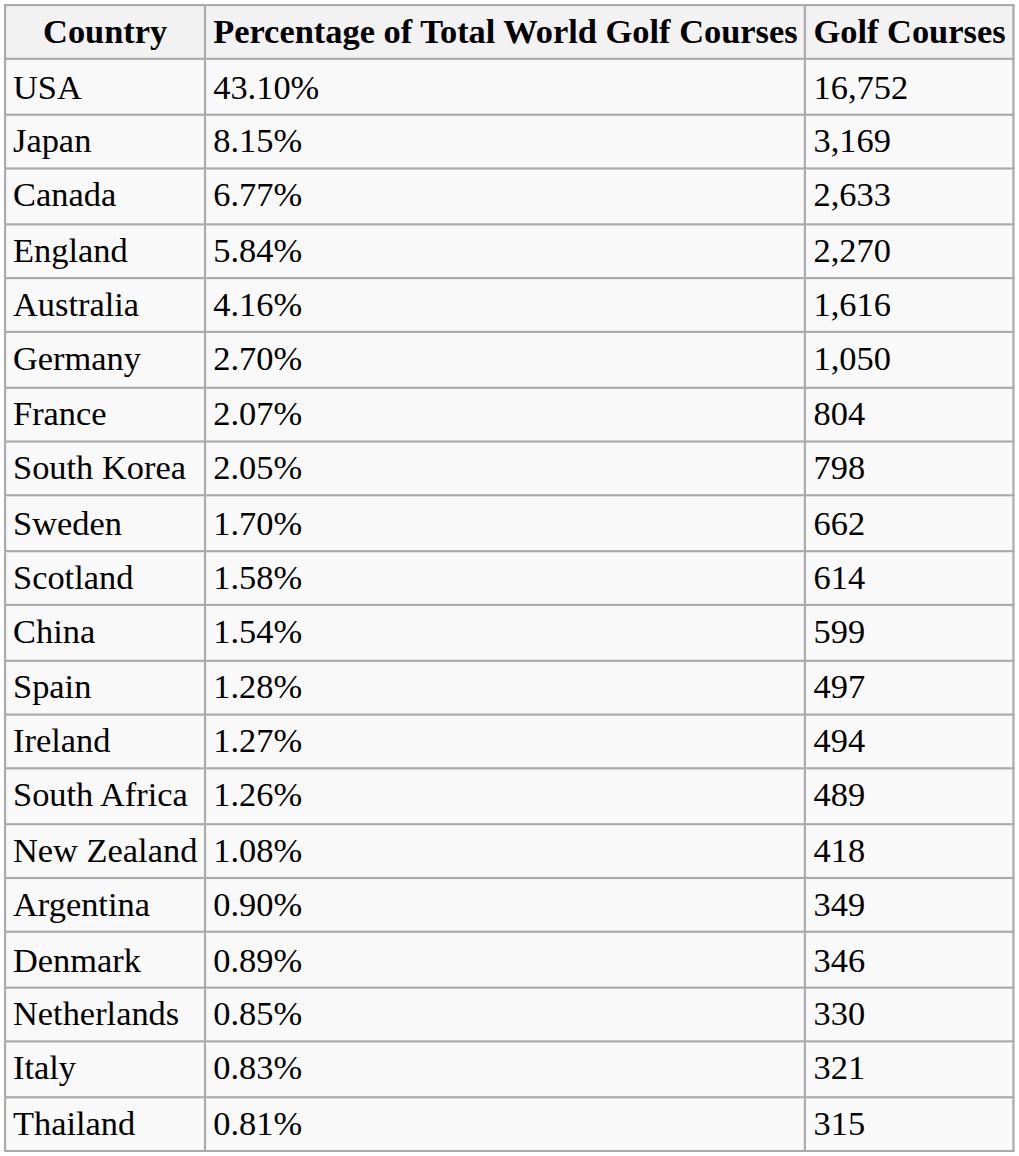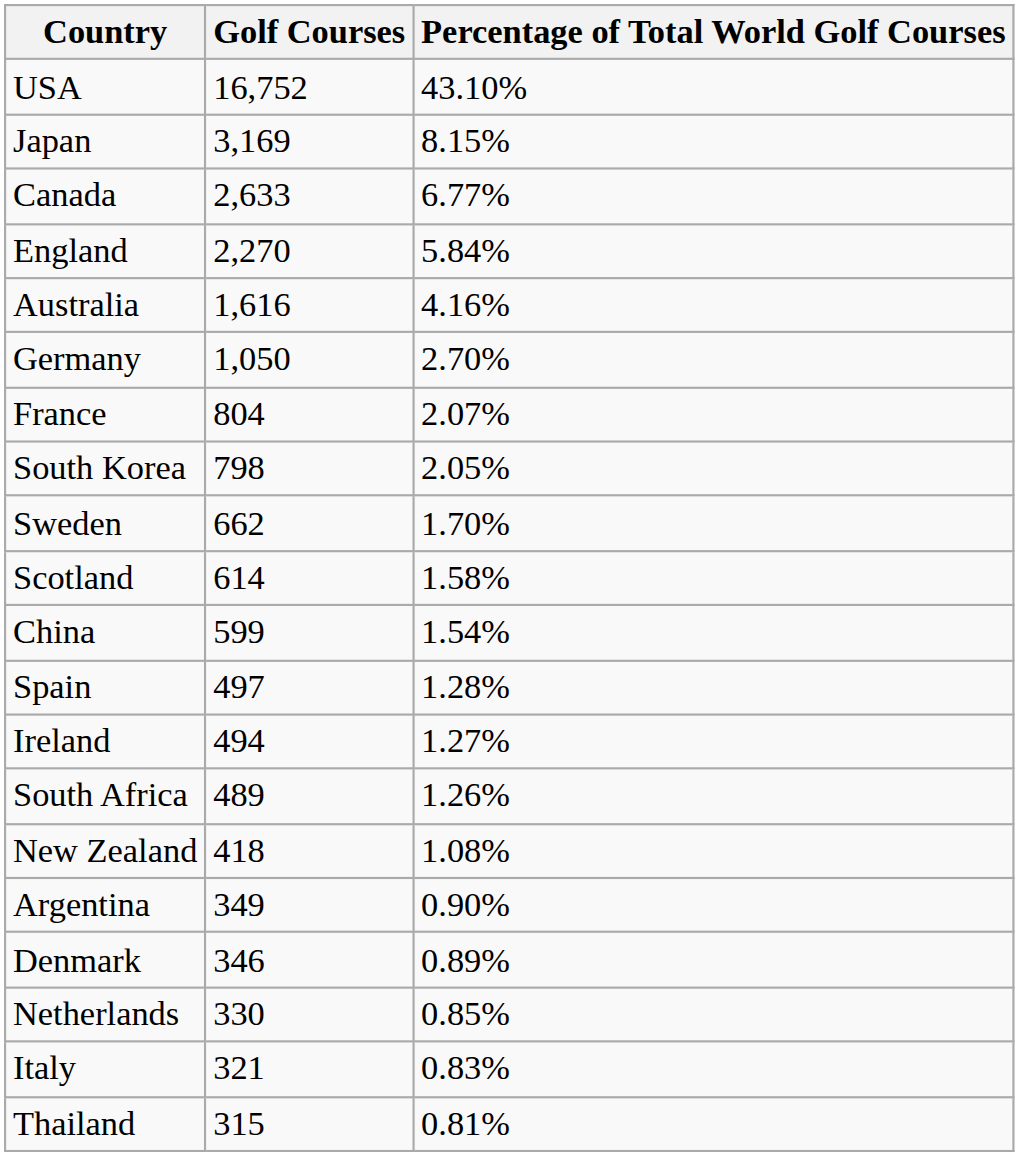columns swapped: (910, 31) <-> (505, 31)
